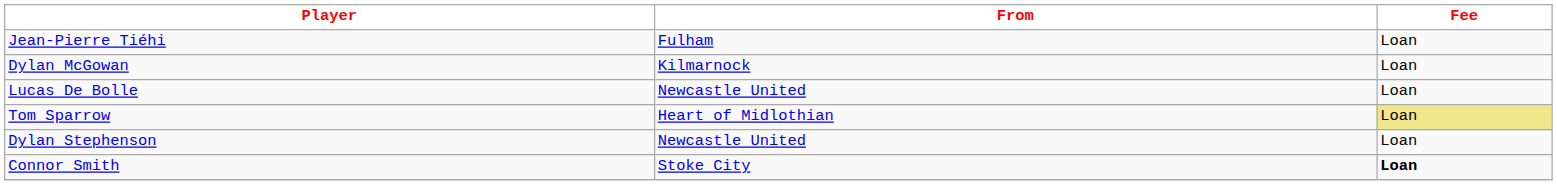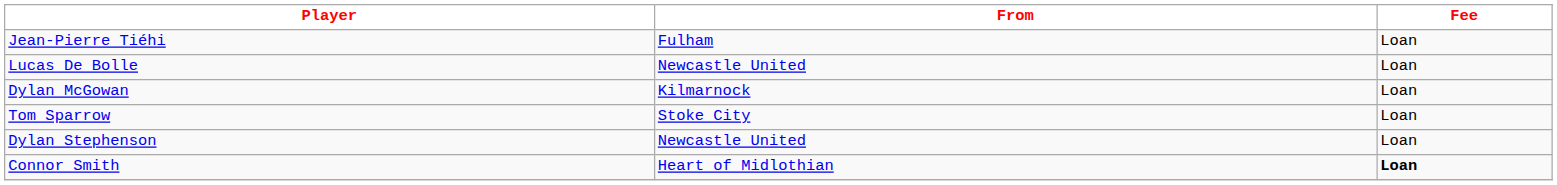rows swapped: (73, 92) <-> (69, 67)
(746, 117) Heart of Midlothian -> (704, 117) Stoke City
(1399, 117) khaki background -> (1399, 117) no background
(704, 167) Stoke City -> (746, 167) Heart of Midlothian
